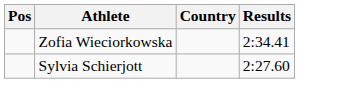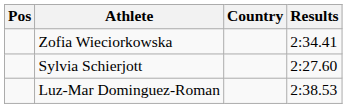+ row: (129, 90)
